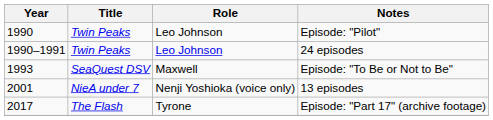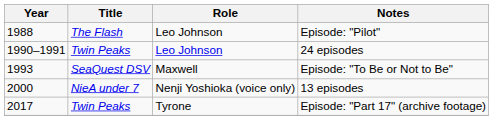(20, 32) 1990 -> (20, 32) 1988
(101, 32) Twin Peaks -> (97, 32) The Flash
(20, 87) 2001 -> (20, 87) 2000
(97, 106) The Flash -> (101, 106) Twin Peaks
